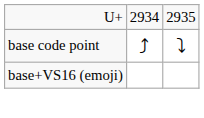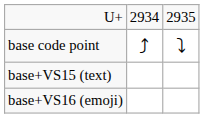+ row: (60, 75)
